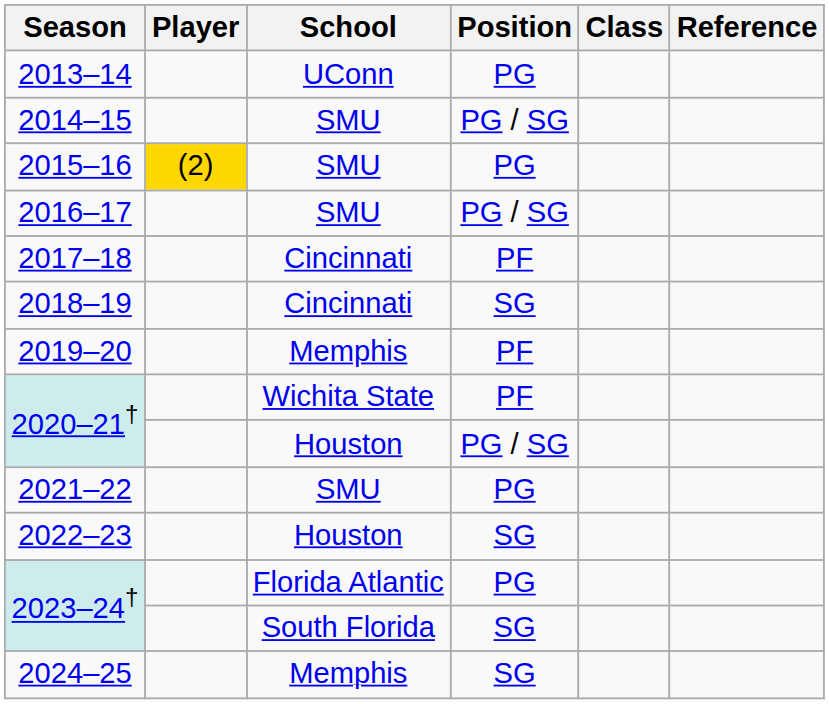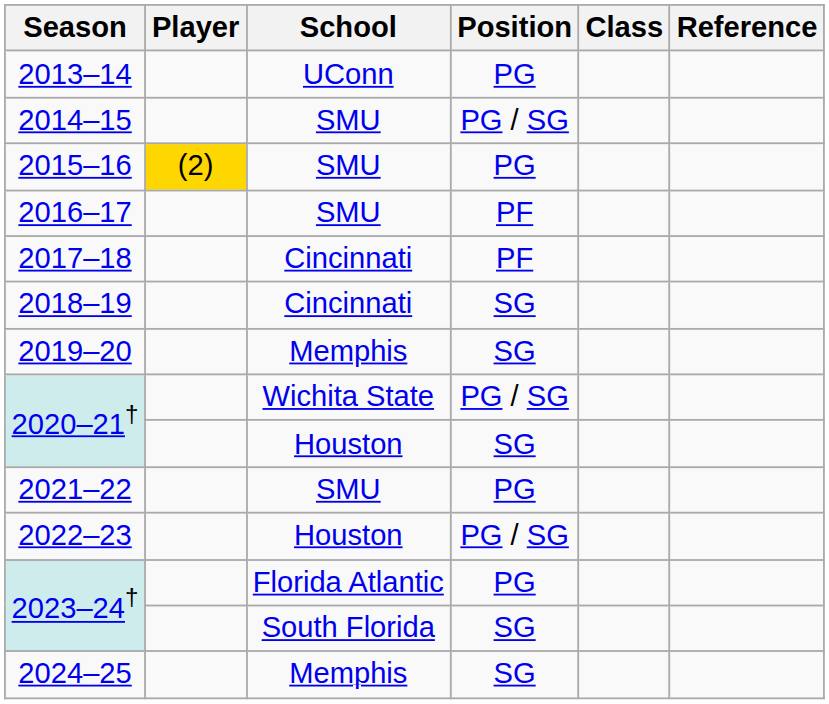(515, 212) PG / SG -> (515, 212) PF
(515, 350) PF -> (515, 350) SG
(515, 397) PF -> (515, 397) PG / SG
(515, 443) PG / SG -> (515, 443) SG
(515, 535) SG -> (515, 535) PG / SG
